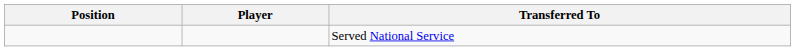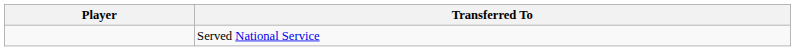- column: (93, 15)
